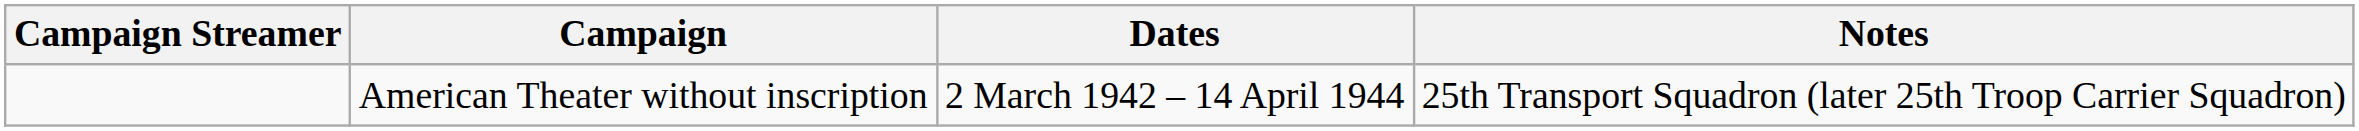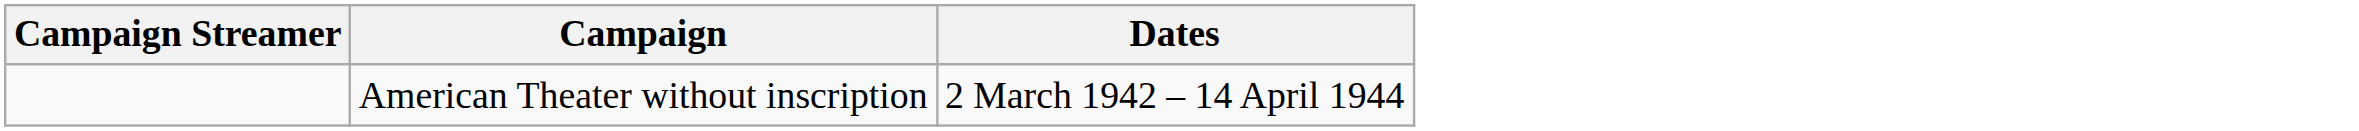- column: (1884, 34)
